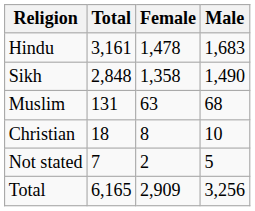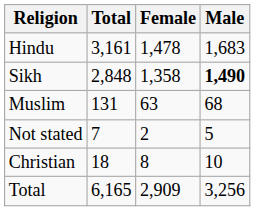(225, 76) normal -> (225, 76) bold
rows swapped: (42, 133) <-> (46, 162)
